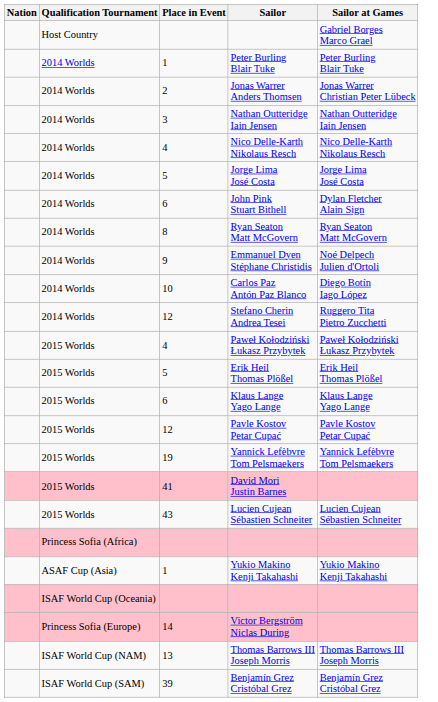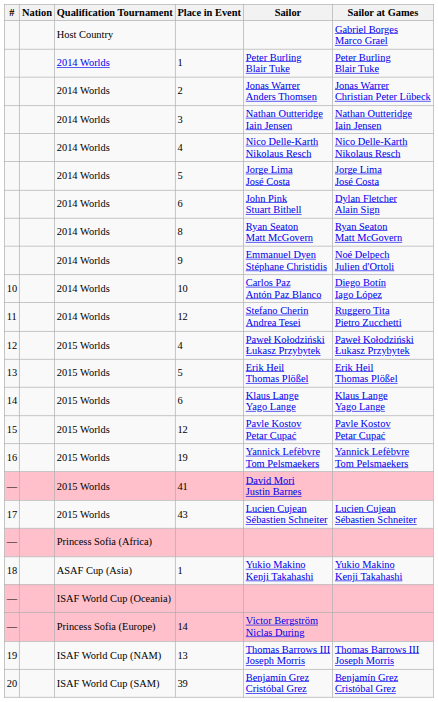+ column: (12, 12)
